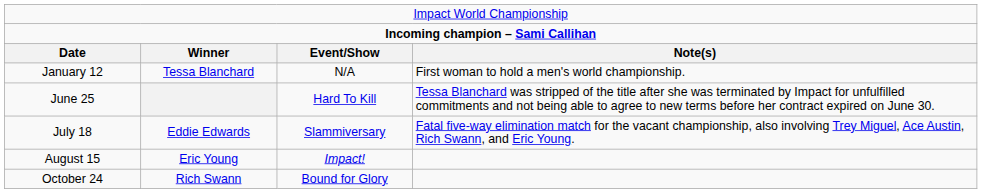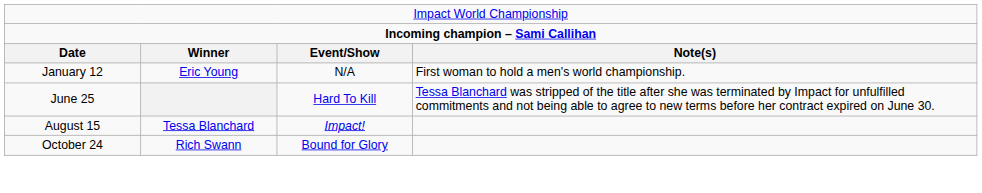(209, 72) Tessa Blanchard -> (209, 72) Eric Young
- row: (72, 132)
(209, 159) Eric Young -> (209, 125) Tessa Blanchard
